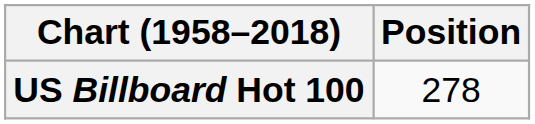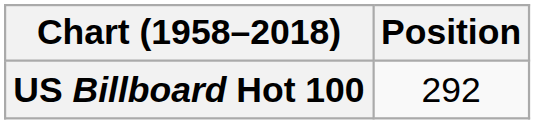(451, 88) 278 -> (451, 88) 292
